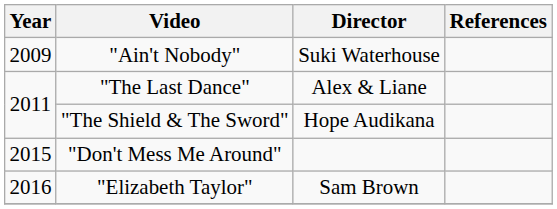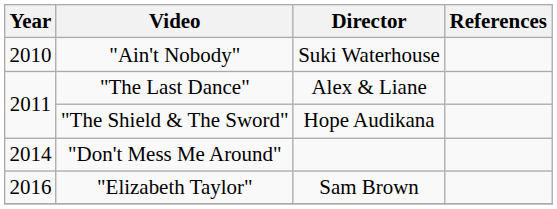(30, 54) 2009 -> (30, 54) 2010
(30, 154) 2015 -> (30, 154) 2014
